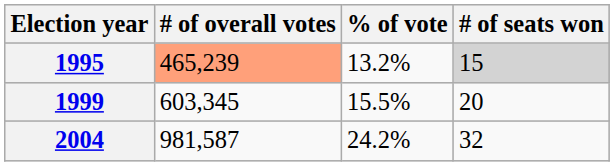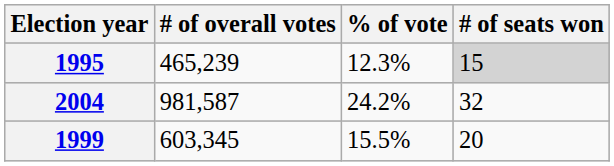(199, 62) lightsalmon background -> (199, 62) no background
(379, 62) 13.2% -> (379, 62) 12.3%
rows swapped: (79, 101) <-> (79, 140)
